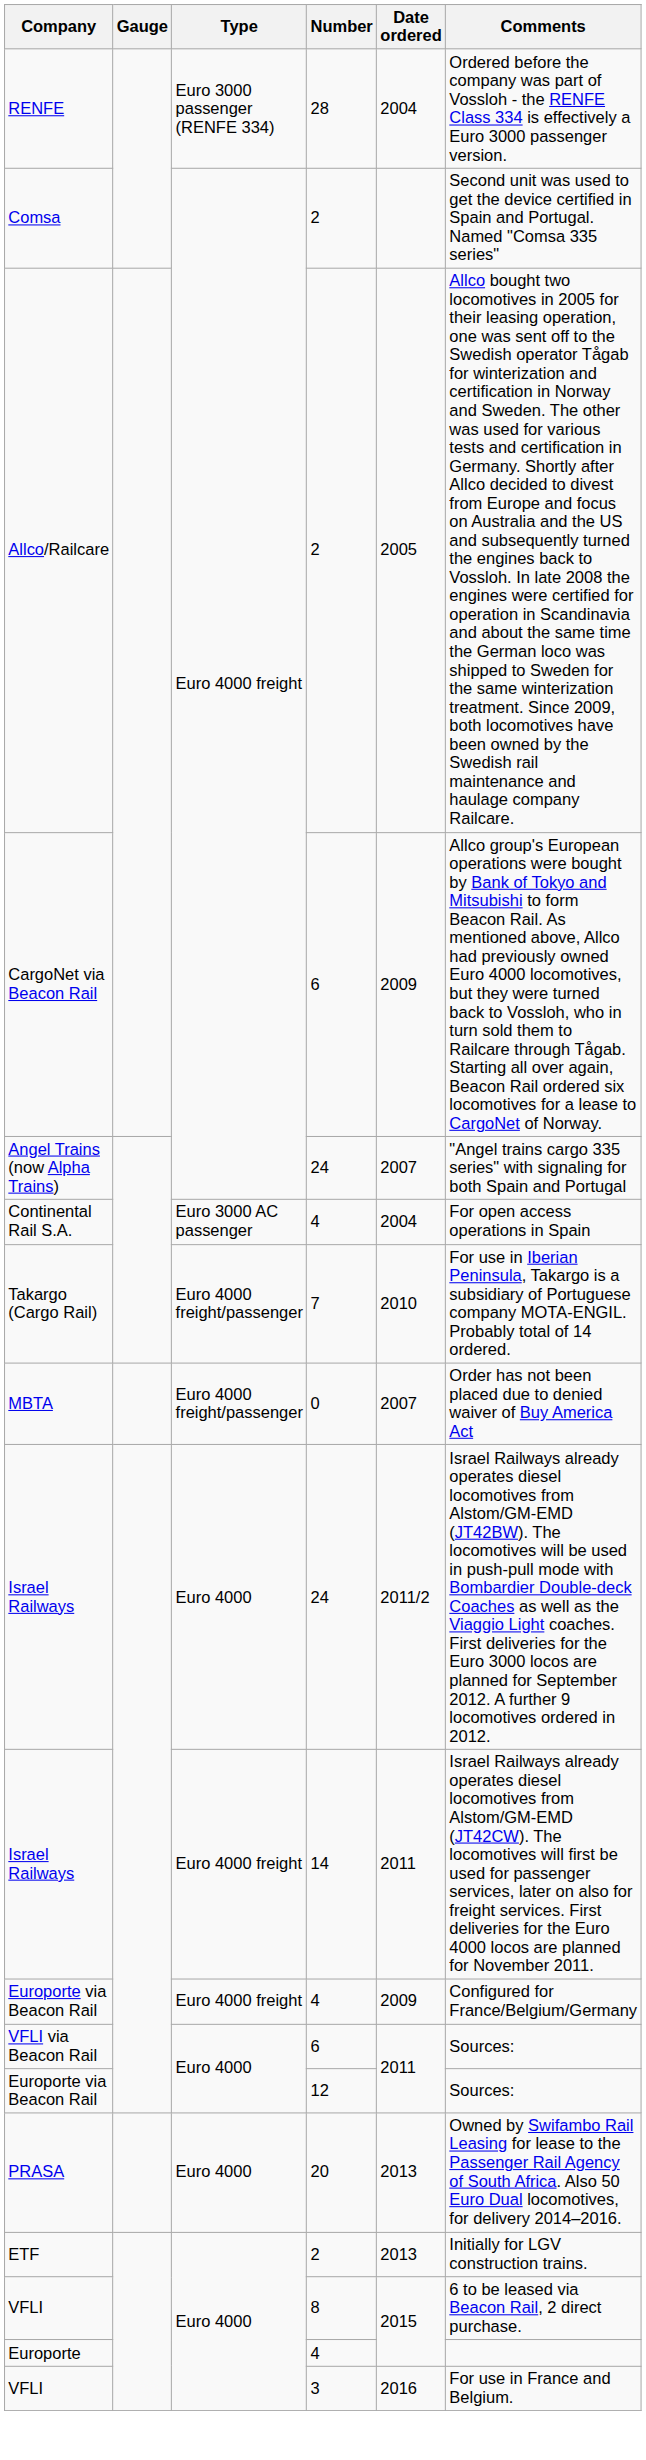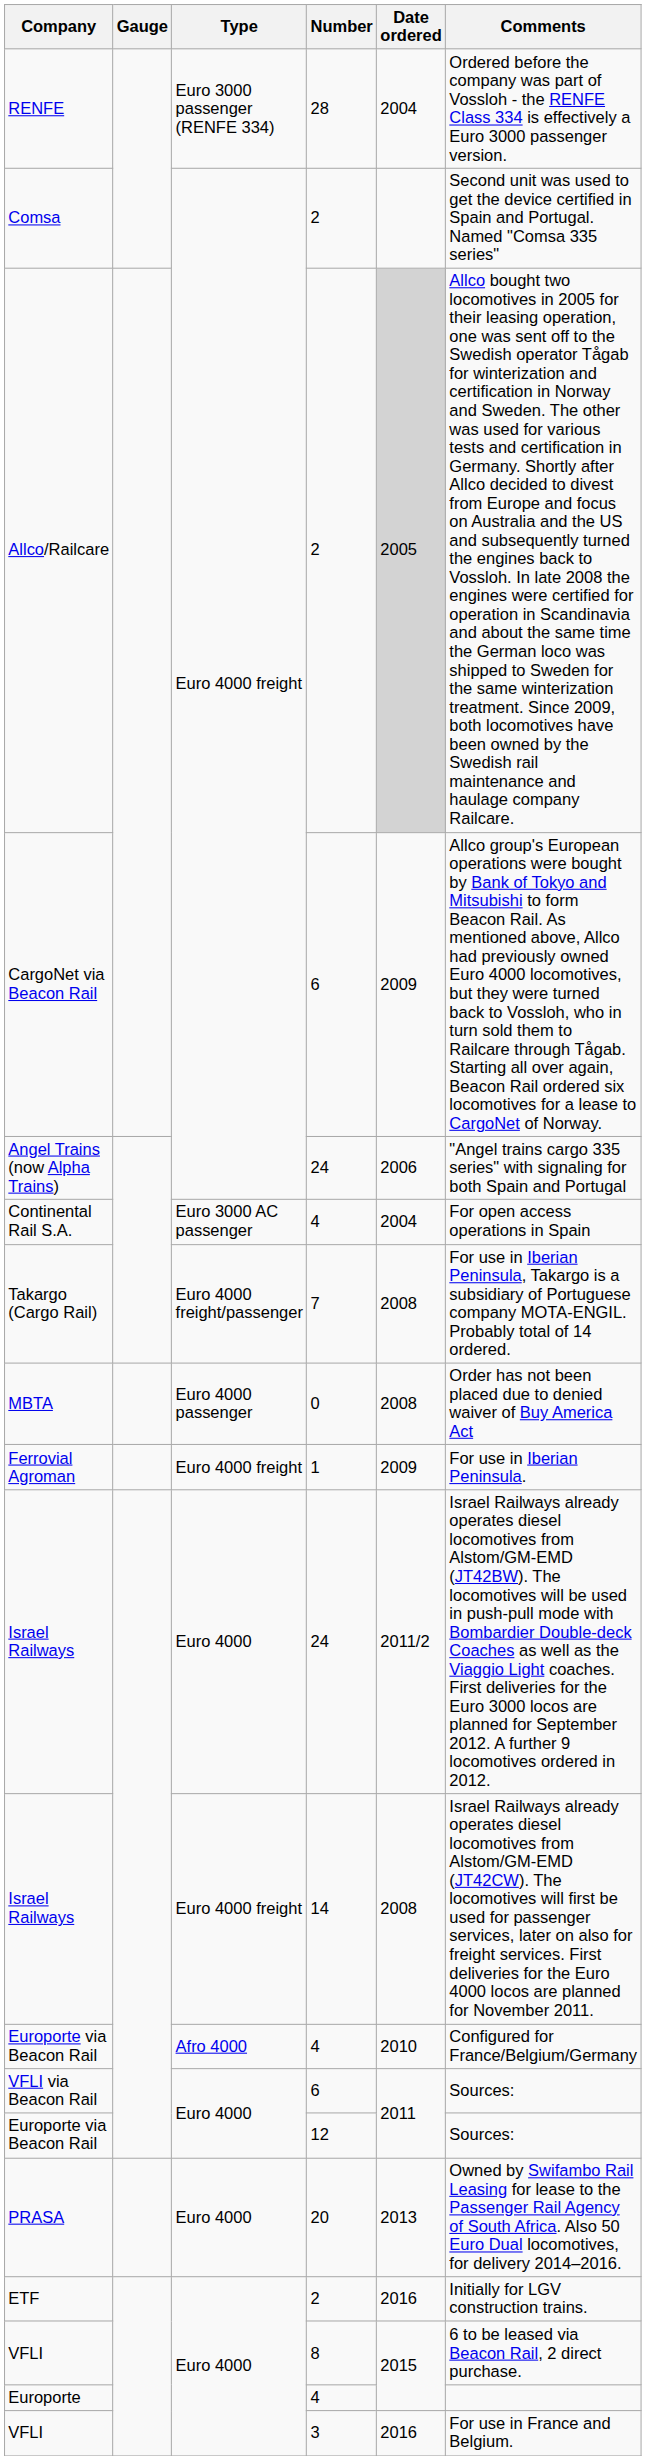(399, 550) no background -> (399, 550) lightgrey background
(399, 1167) 2007 -> (399, 1167) 2006
(399, 1303) 2010 -> (399, 1303) 2008
(239, 1403) Euro 4000 freight/passenger -> (214, 1403) Euro 4000 passenger
(399, 1403) 2007 -> (399, 1403) 2008
+ row: (42, 1467)
(398, 1864) 2011 -> (399, 1908) 2008
(239, 2001) Euro 4000 freight -> (211, 2046) Afro 4000
(399, 2001) 2009 -> (399, 2046) 2010
(399, 2254) 2013 -> (399, 2299) 2016
